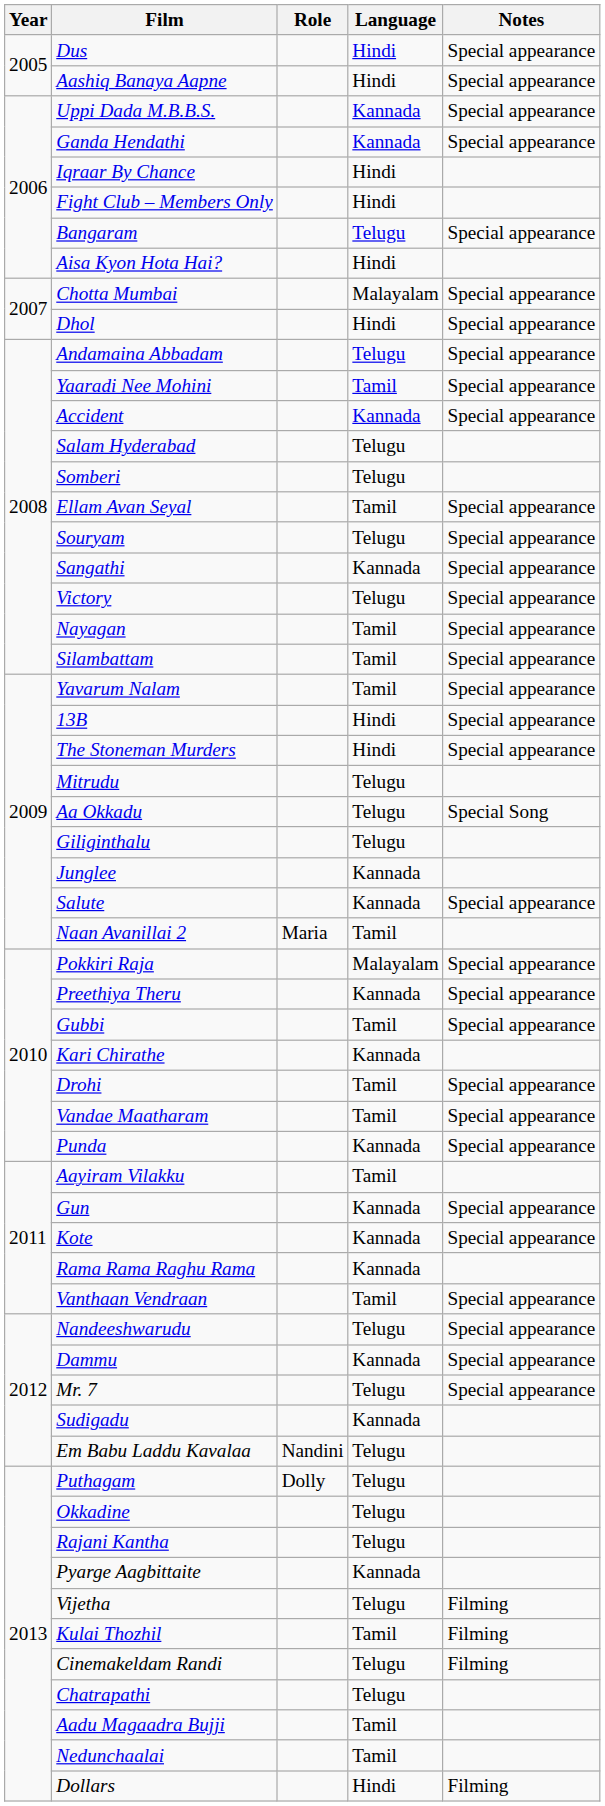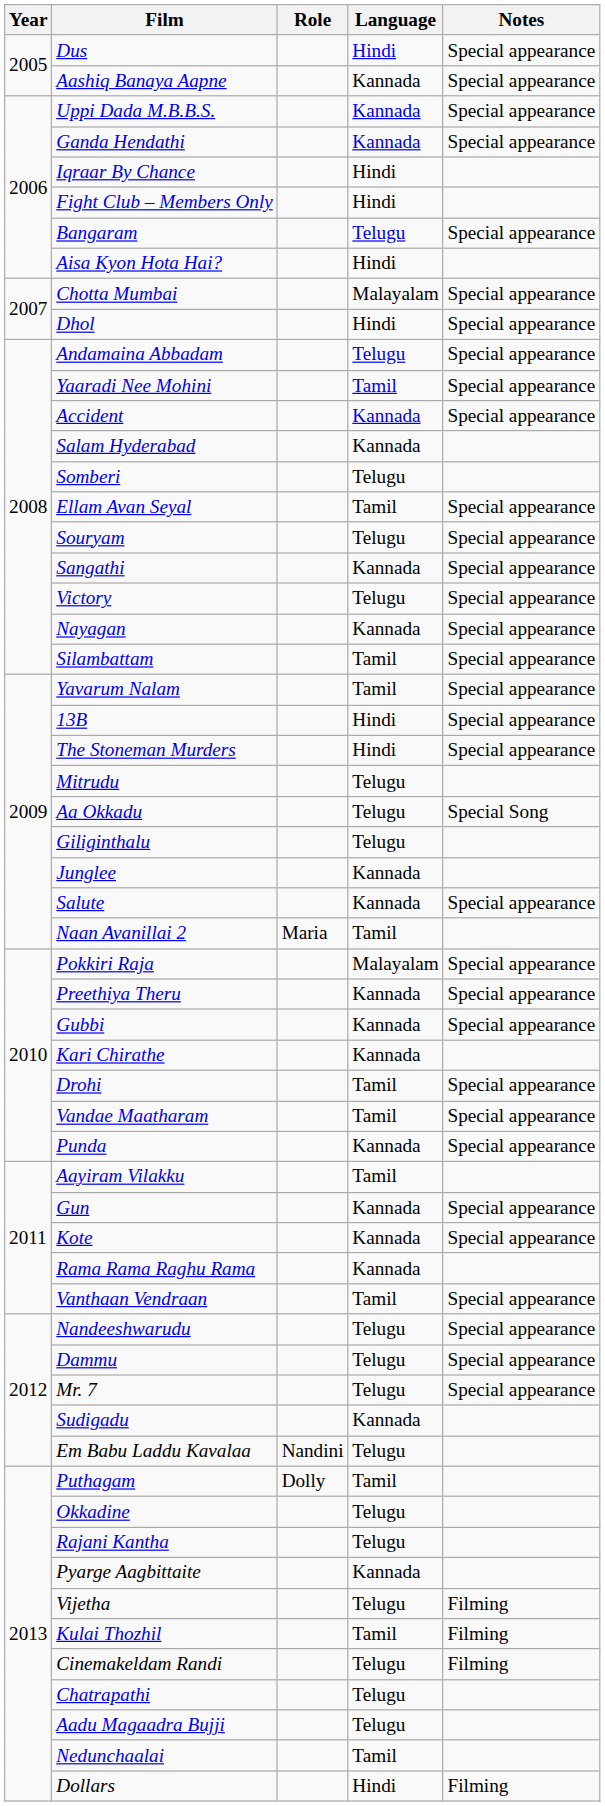(374, 80) Hindi -> (386, 80) Kannada
(379, 446) Telugu -> (386, 446) Kannada
(375, 628) Tamil -> (386, 628) Kannada
(375, 1024) Tamil -> (386, 1024) Kannada
(386, 1359) Kannada -> (379, 1359) Telugu
(379, 1481) Telugu -> (375, 1481) Tamil
(375, 1724) Tamil -> (379, 1724) Telugu
